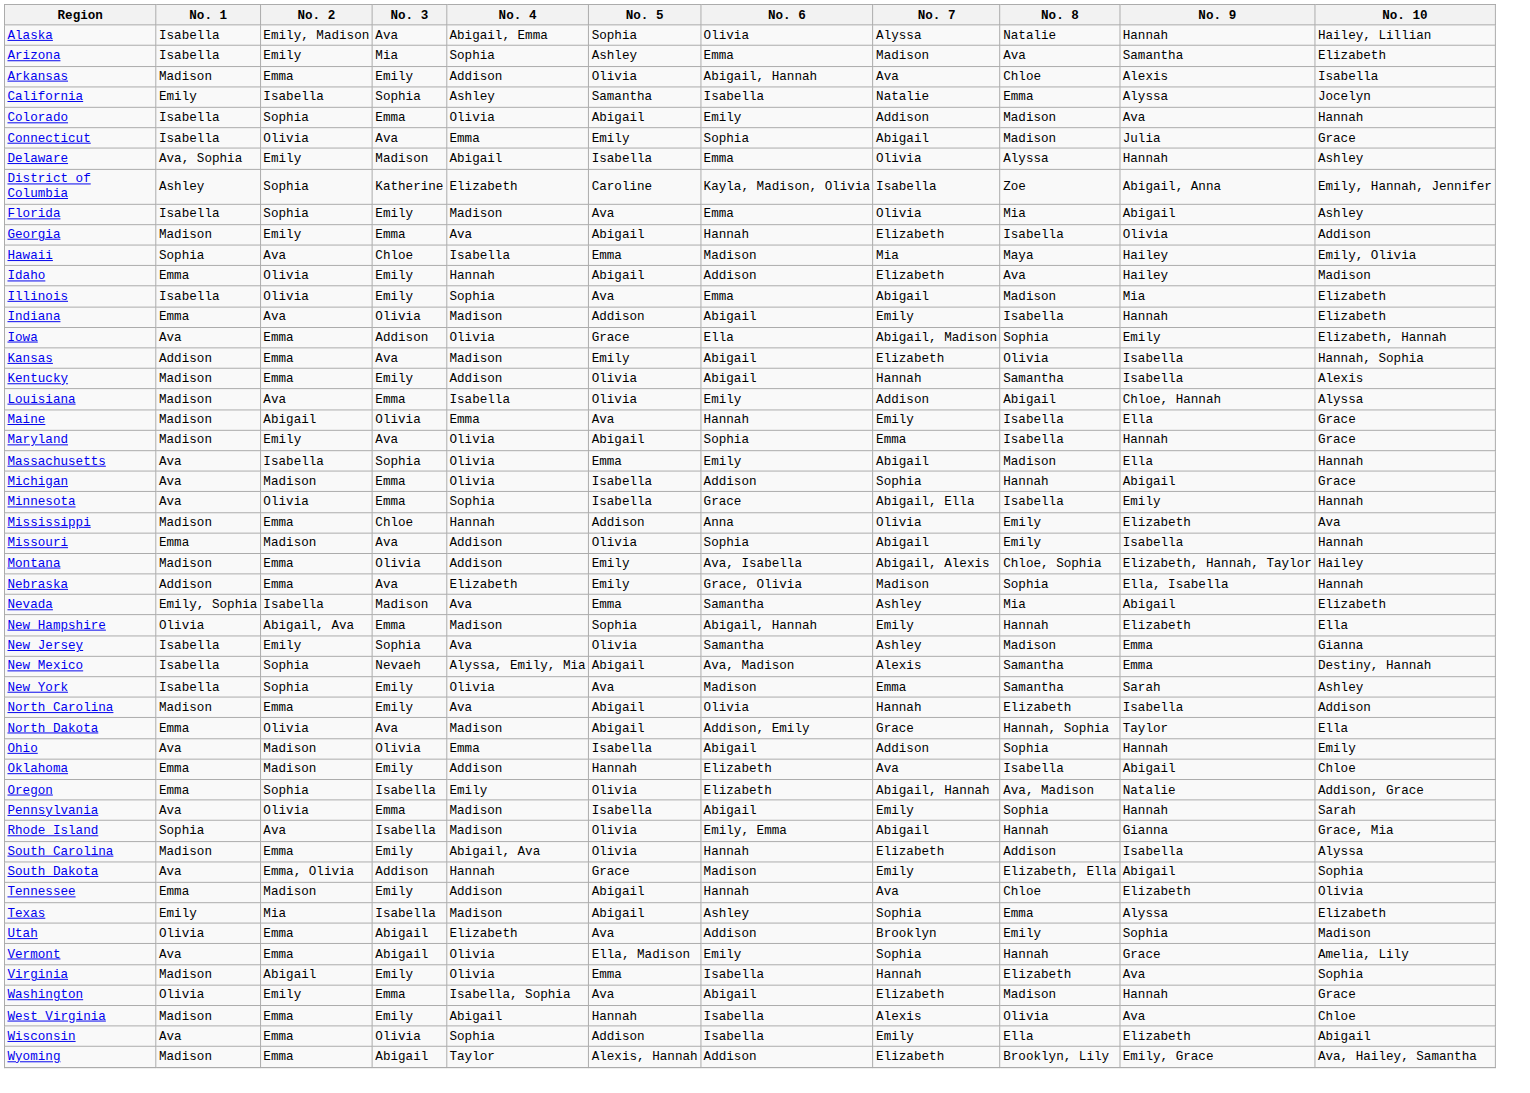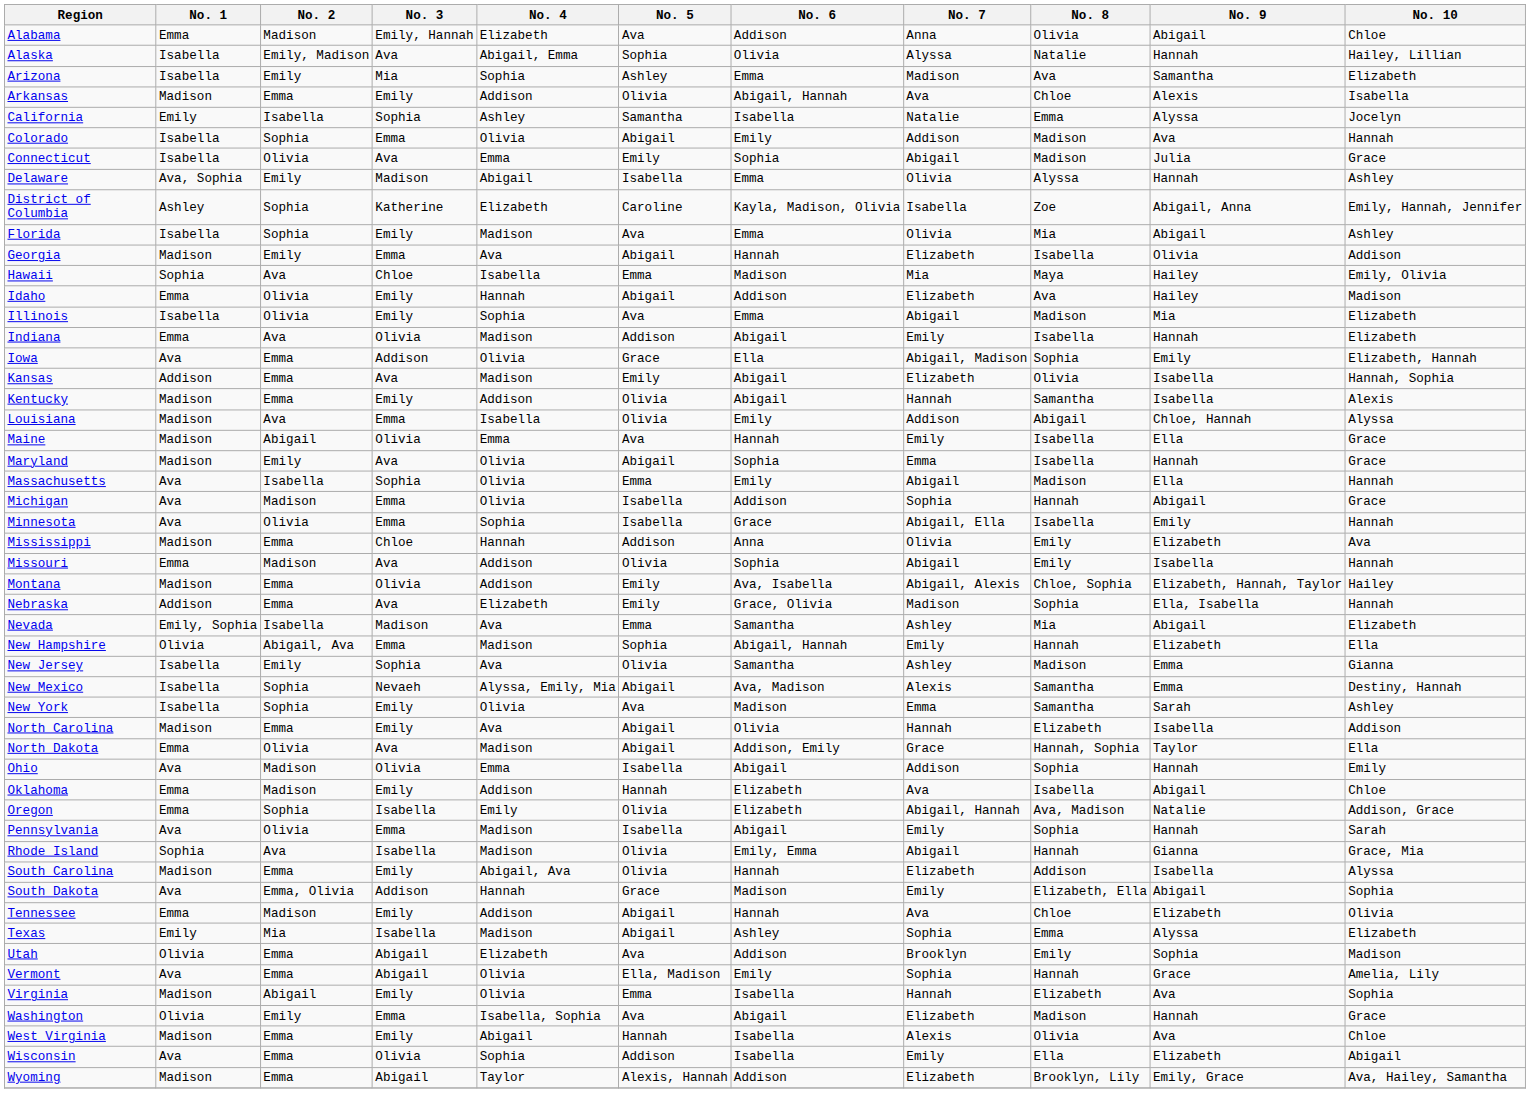+ row: (34, 35)
